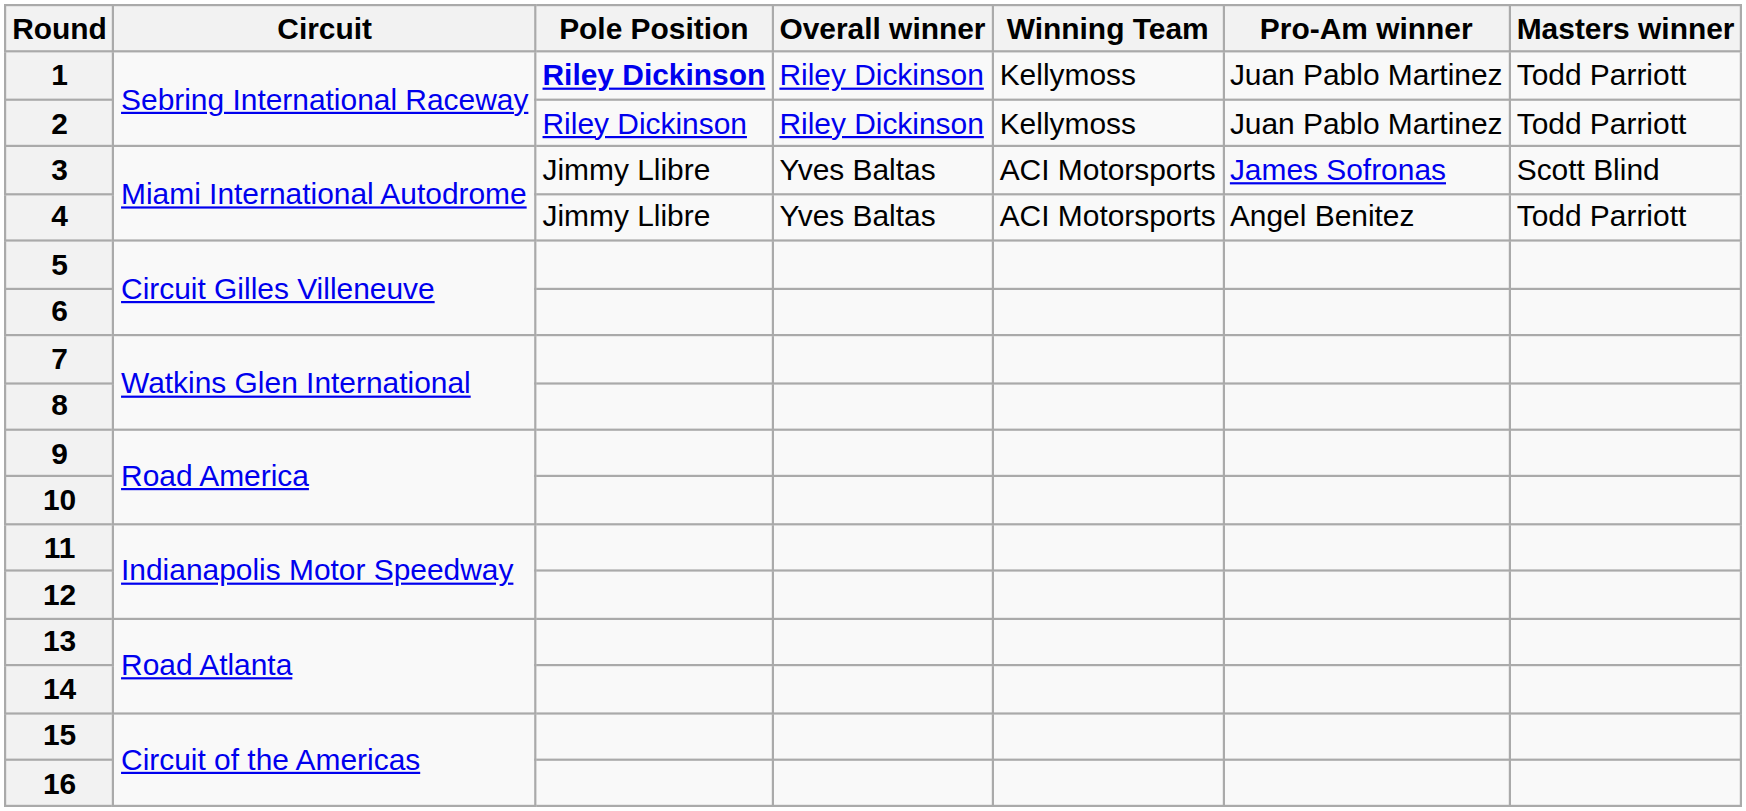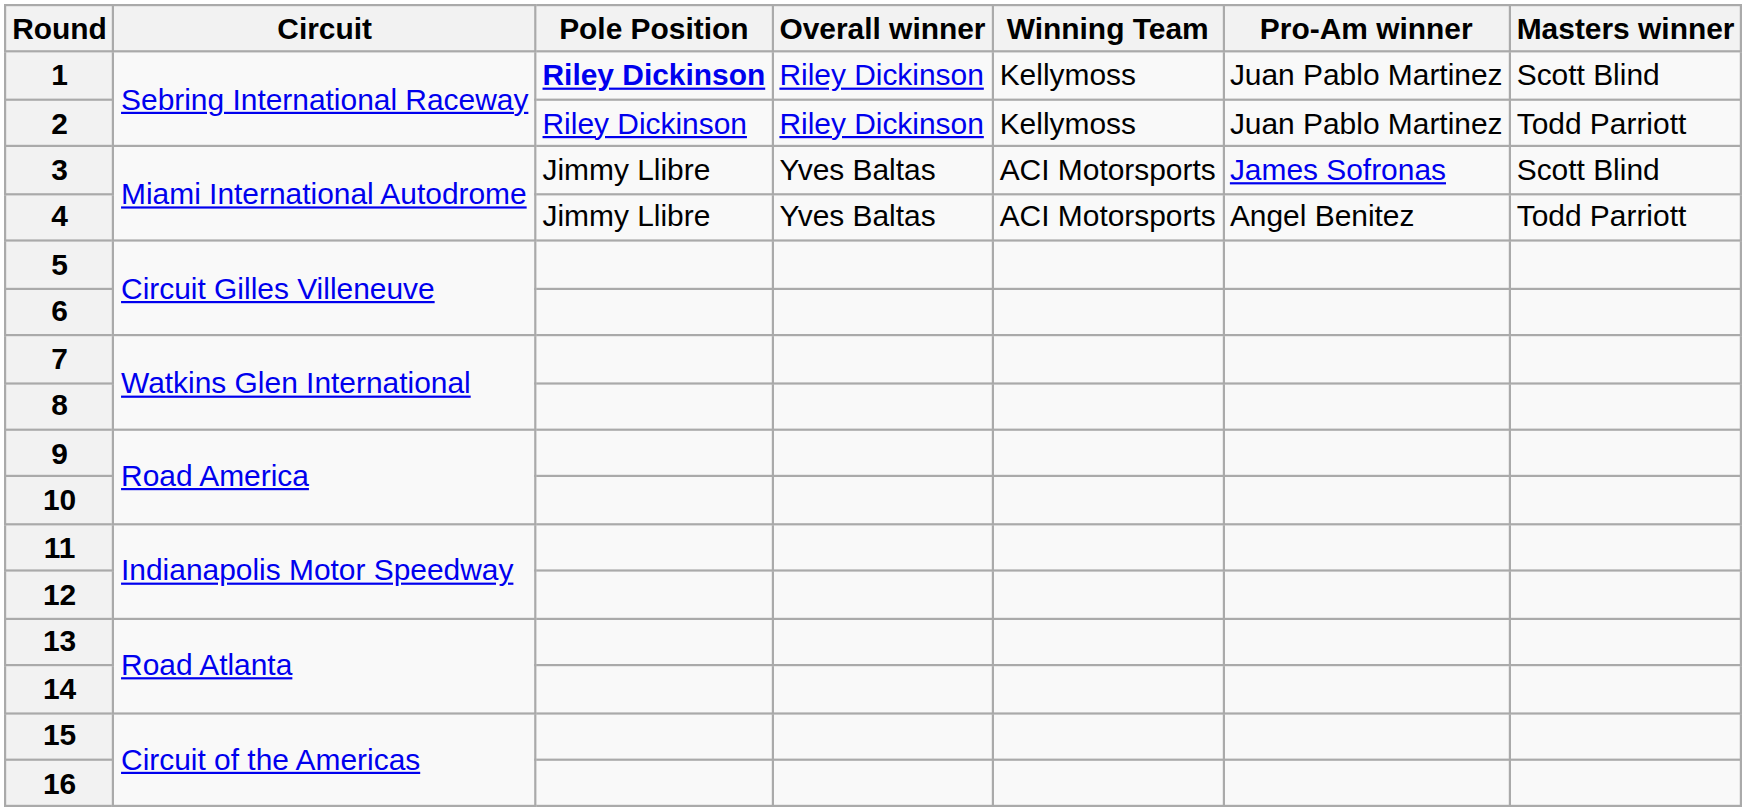(1601, 75) Todd Parriott -> (1588, 75) Scott Blind
